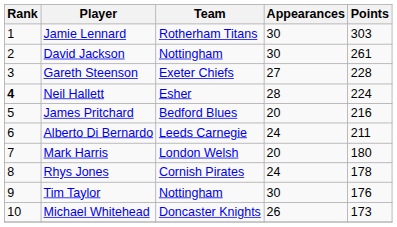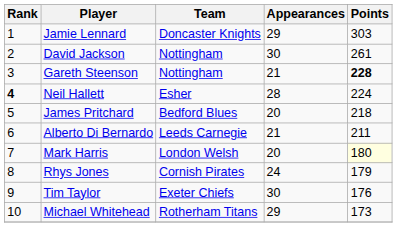(208, 34) Rotherham Titans -> (210, 34) Doncaster Knights
(274, 34) 30 -> (274, 34) 29
(196, 73) Exeter Chiefs -> (191, 73) Nottingham
(274, 73) 27 -> (274, 73) 21
(361, 73) normal -> (361, 73) bold
(361, 113) 216 -> (361, 113) 218
(274, 133) 24 -> (274, 133) 21
(361, 152) no background -> (361, 152) lightyellow background
(361, 172) 178 -> (361, 172) 179
(191, 192) Nottingham -> (196, 192) Exeter Chiefs
(210, 212) Doncaster Knights -> (208, 212) Rotherham Titans
(274, 212) 26 -> (274, 212) 29
